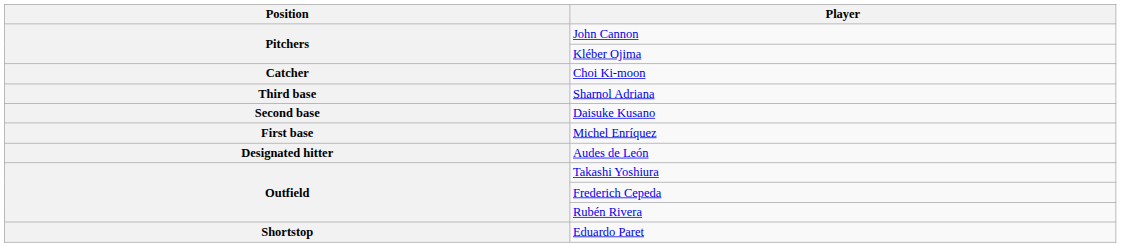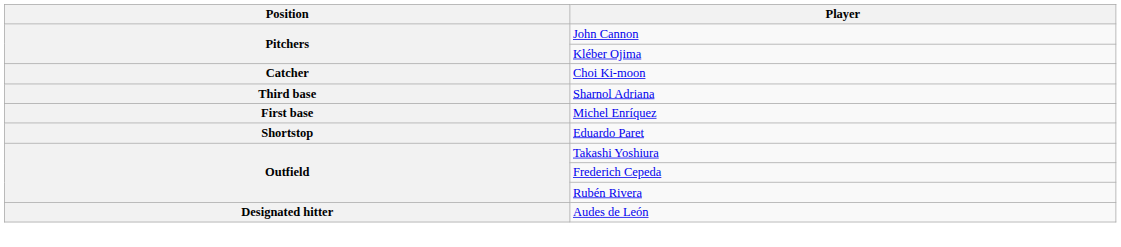- row: (614, 113)
rows swapped: (609, 232) <-> (611, 152)
